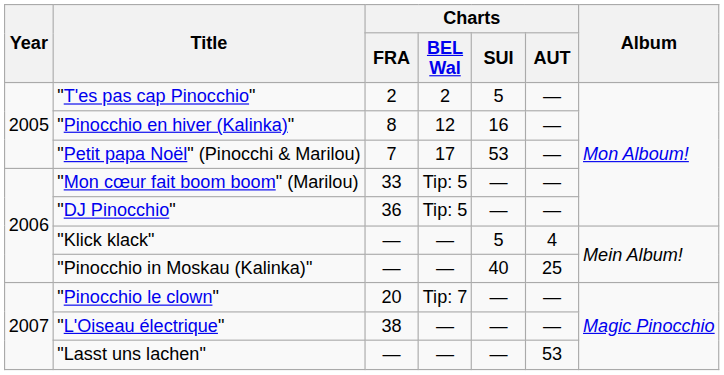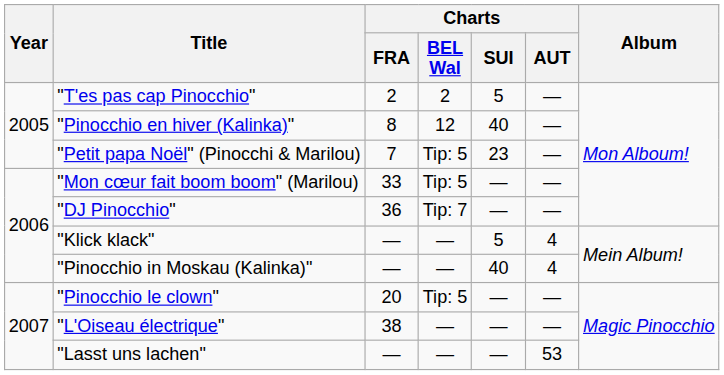(499, 125) 16 -> (499, 125) 40
(445, 153) 17 -> (445, 153) Tip: 5
(499, 153) 53 -> (499, 153) 23
(445, 211) Tip: 5 -> (445, 211) Tip: 7
(552, 268) 25 -> (552, 268) 4
(445, 297) Tip: 7 -> (445, 297) Tip: 5
